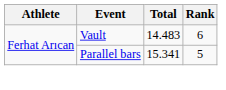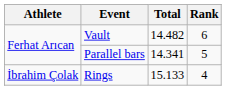(163, 35) 14.483 -> (167, 35) 14.482
(163, 55) 15.341 -> (167, 55) 14.341
+ row: (98, 75)
